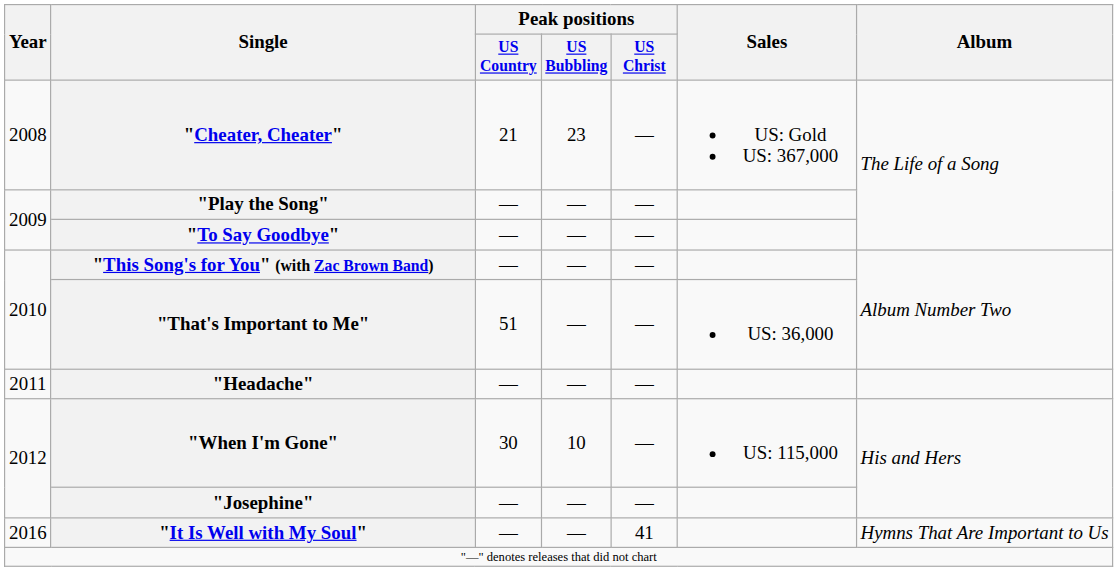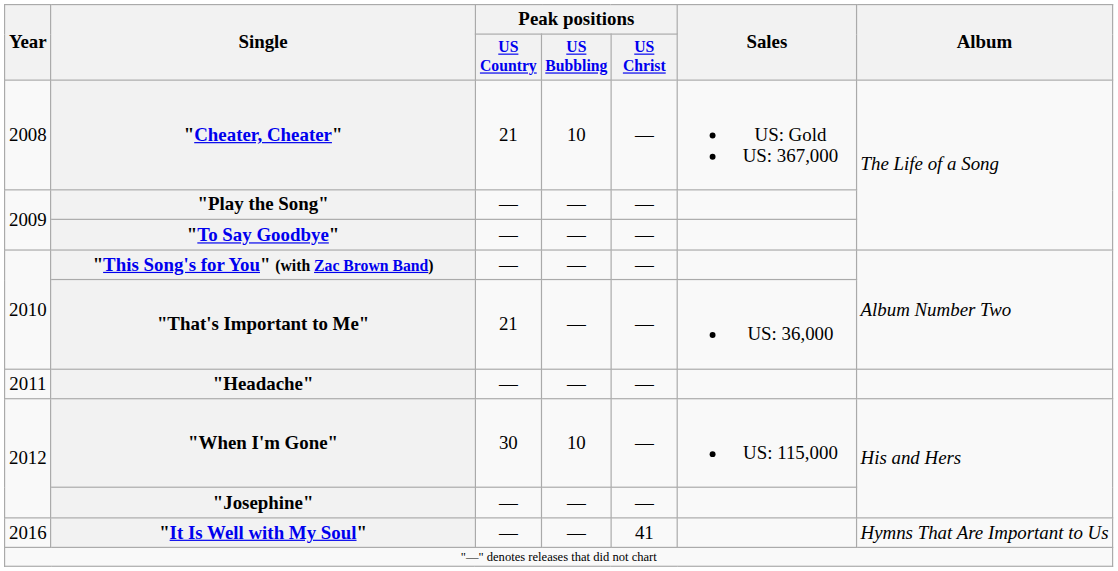(576, 134) 23 -> (576, 134) 10
(508, 324) 51 -> (508, 324) 21
